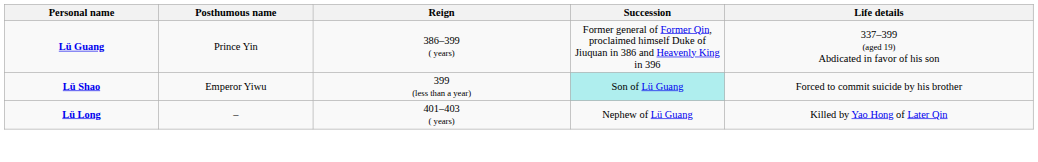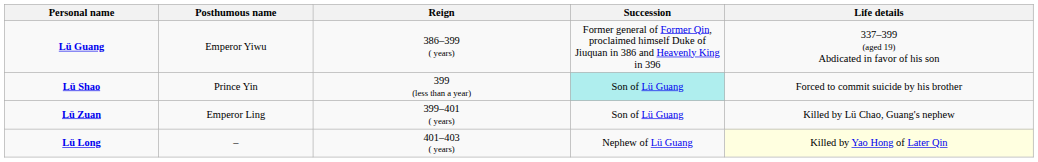(236, 46) Prince Yin -> (236, 46) Emperor Yiwu
(236, 86) Emperor Yiwu -> (236, 86) Prince Yin
+ row: (81, 114)
(879, 114) no background -> (879, 143) lightyellow background
